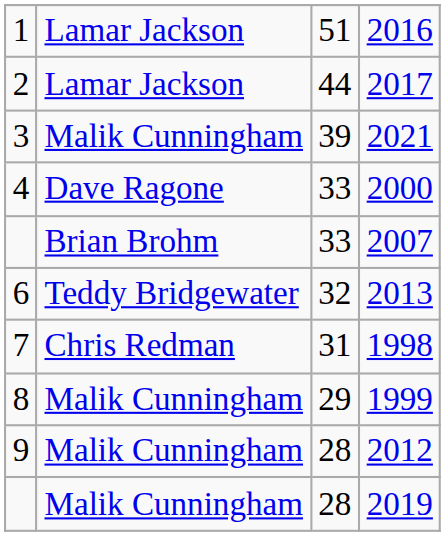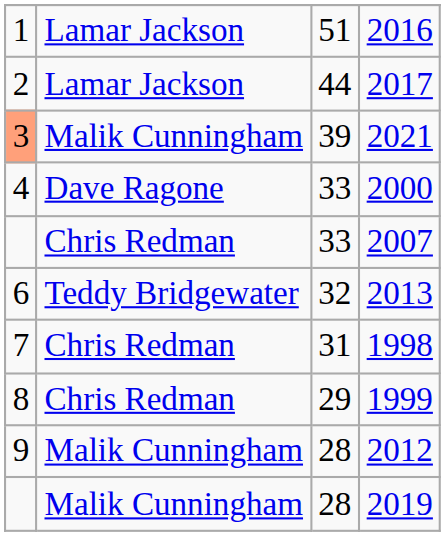(21, 135) no background -> (21, 135) lightsalmon background
(131, 240) Brian Brohm -> (140, 240) Chris Redman
(174, 398) Malik Cunningham -> (140, 398) Chris Redman
